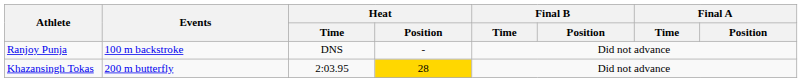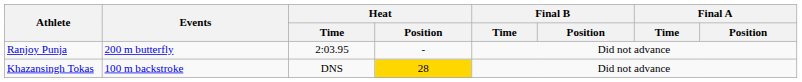(144, 50) 100 m backstroke -> (139, 50) 200 m butterfly
(332, 50) DNS -> (332, 50) 2:03.95
(139, 68) 200 m butterfly -> (144, 68) 100 m backstroke
(332, 68) 2:03.95 -> (332, 68) DNS
